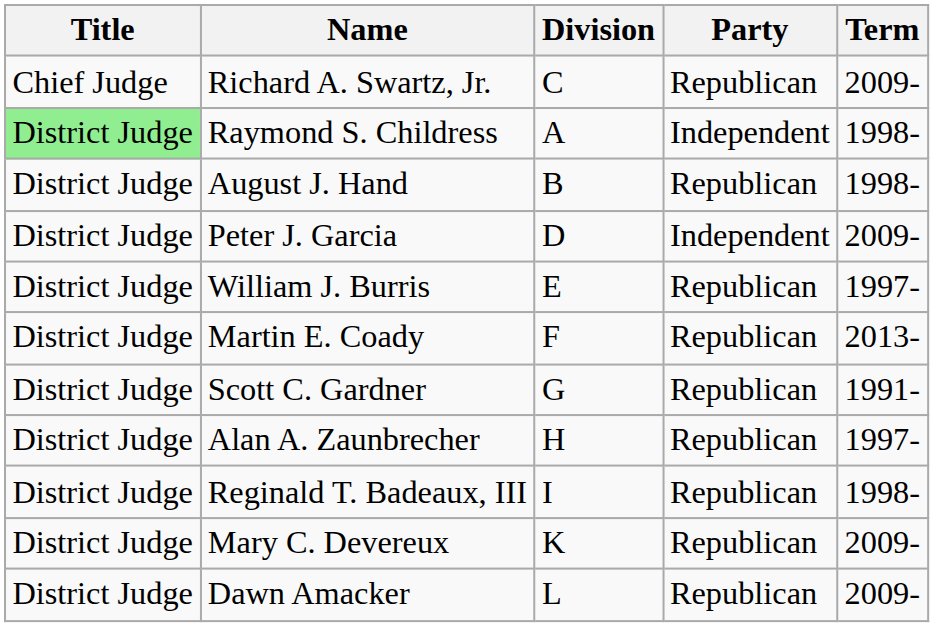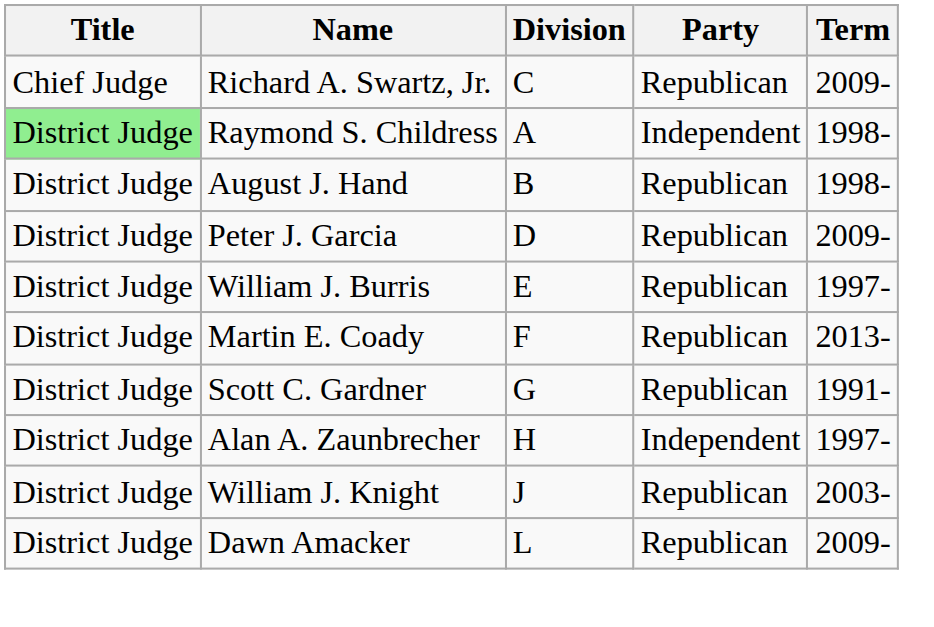(750, 235) Independent -> (714, 235) Republican
(744, 440) Republican -> (721, 440) Independent
- row: (367, 491)
+ row: (323, 491)
- row: (329, 542)
